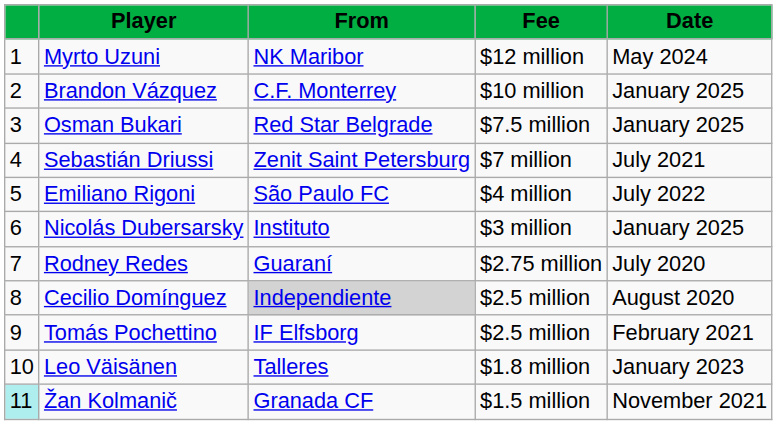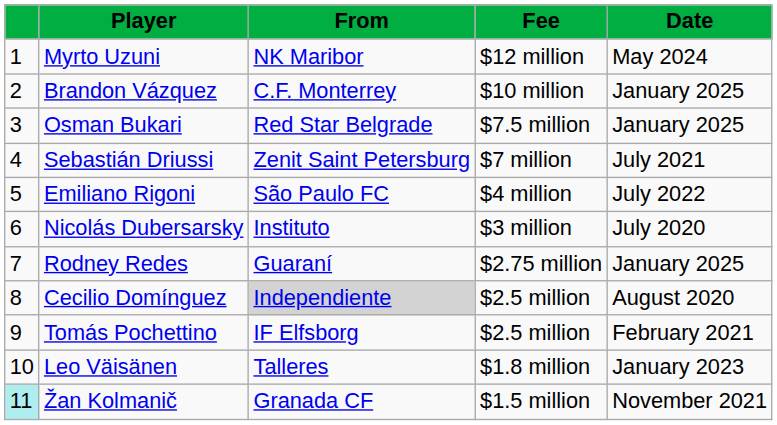(678, 228) January 2025 -> (659, 228) July 2020
(659, 263) July 2020 -> (678, 263) January 2025
